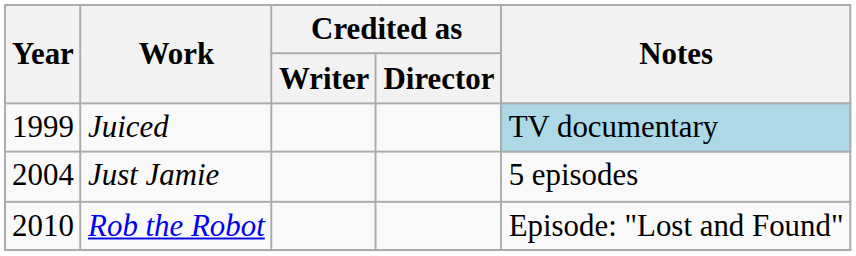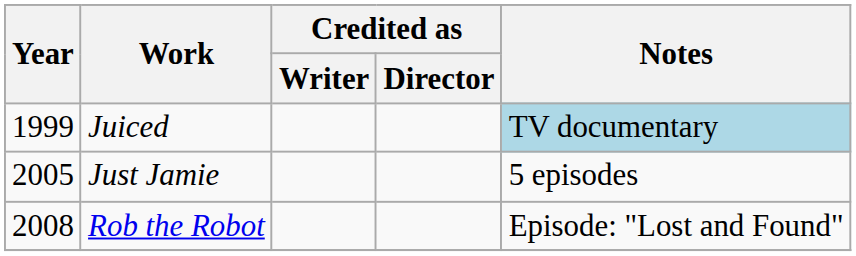(43, 175) 2004 -> (43, 175) 2005
(43, 224) 2010 -> (43, 224) 2008
